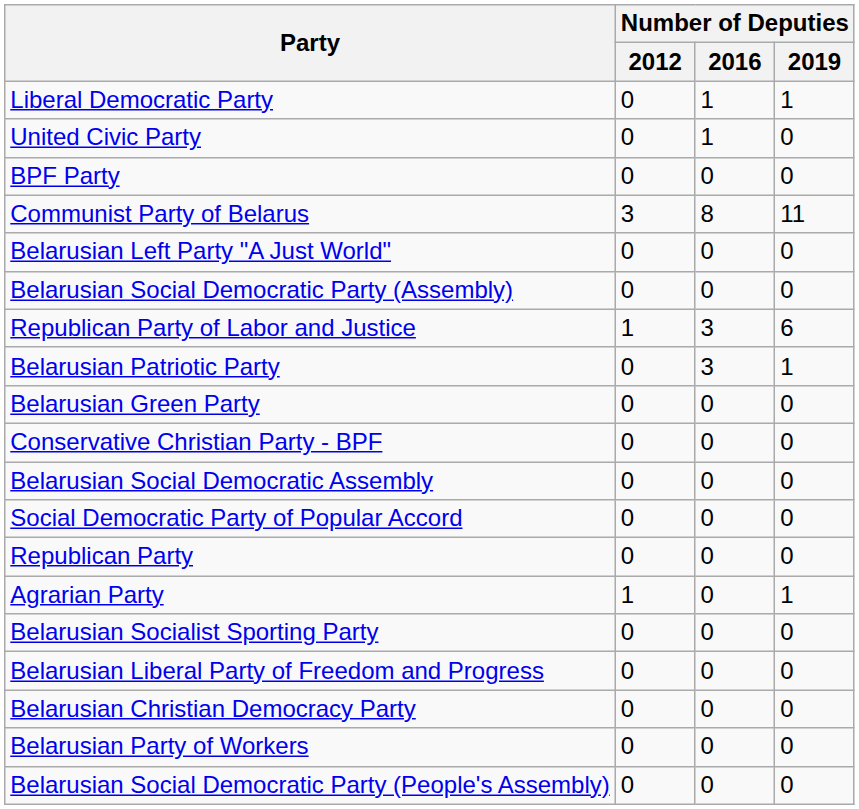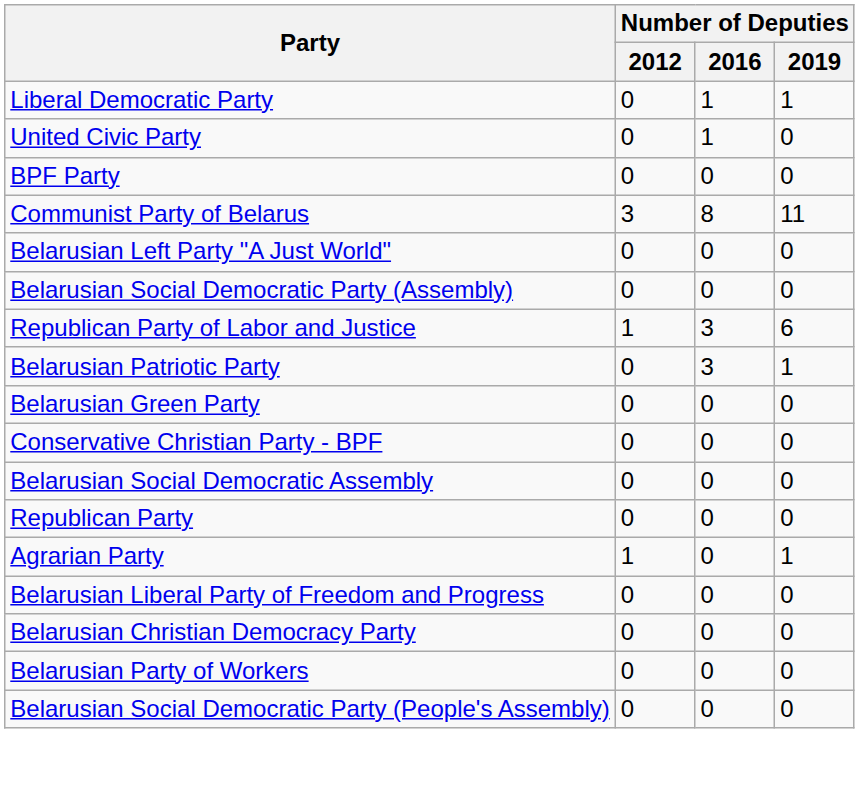- row: (236, 518)
- row: (194, 632)
